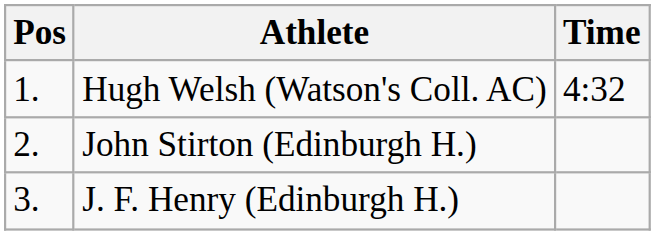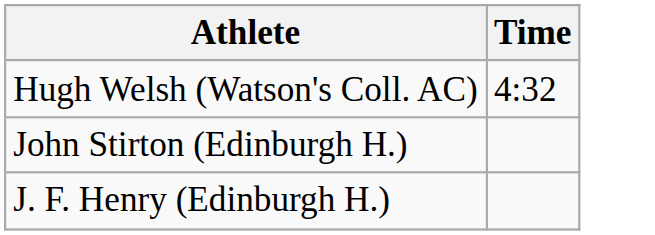- column: (40, 32)
